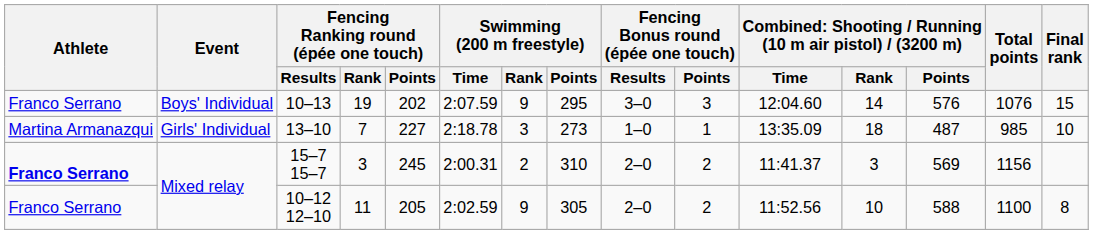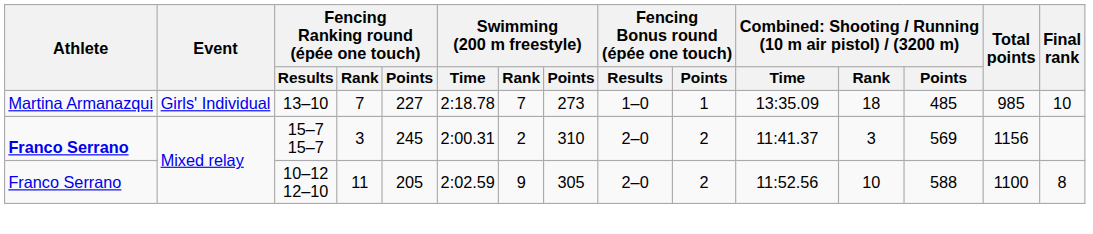- row: (308, 104)
(524, 130) 3 -> (521, 104) 7
(946, 130) 487 -> (943, 104) 485
